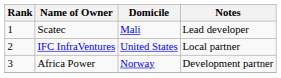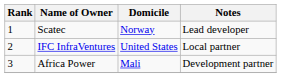(130, 30) Mali -> (137, 30) Norway
(137, 64) Norway -> (130, 64) Mali
